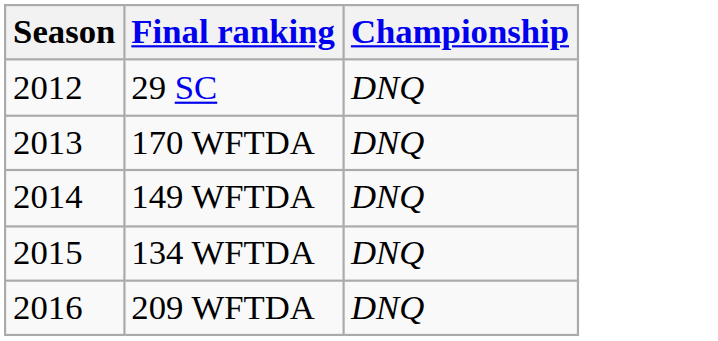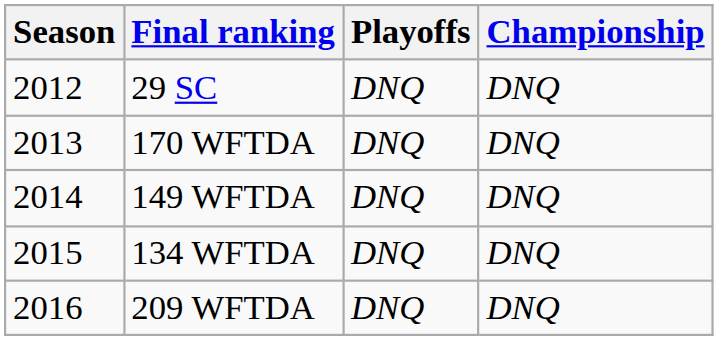+ column: (411, 32)
